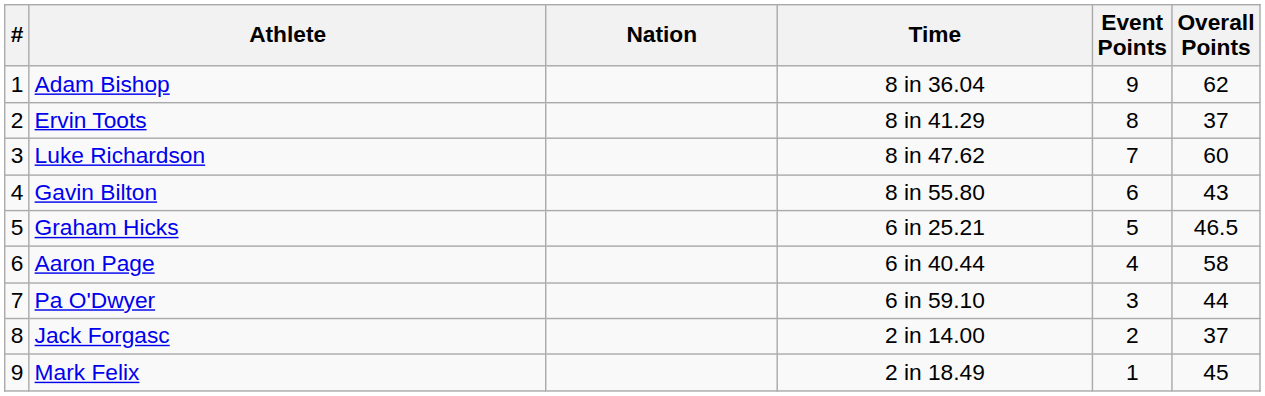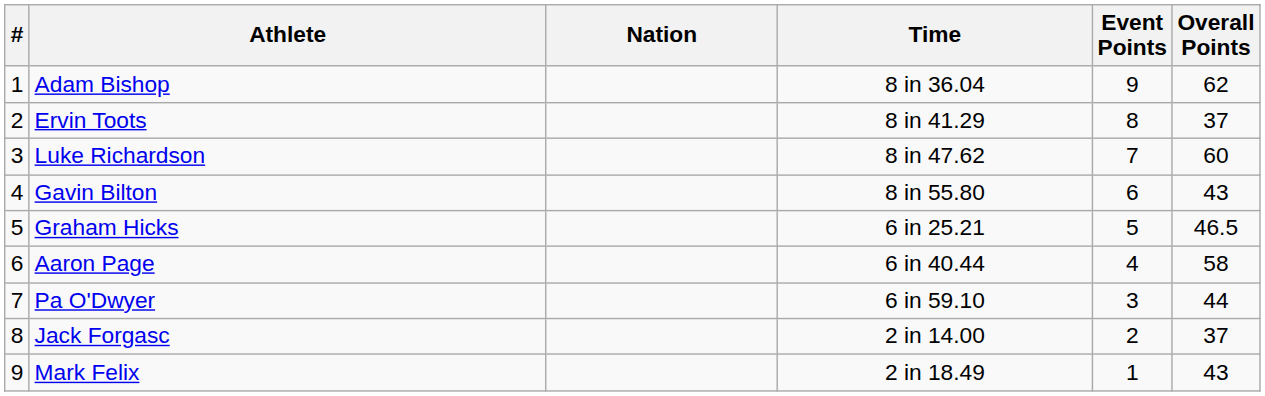(1216, 372) 45 -> (1216, 372) 43
